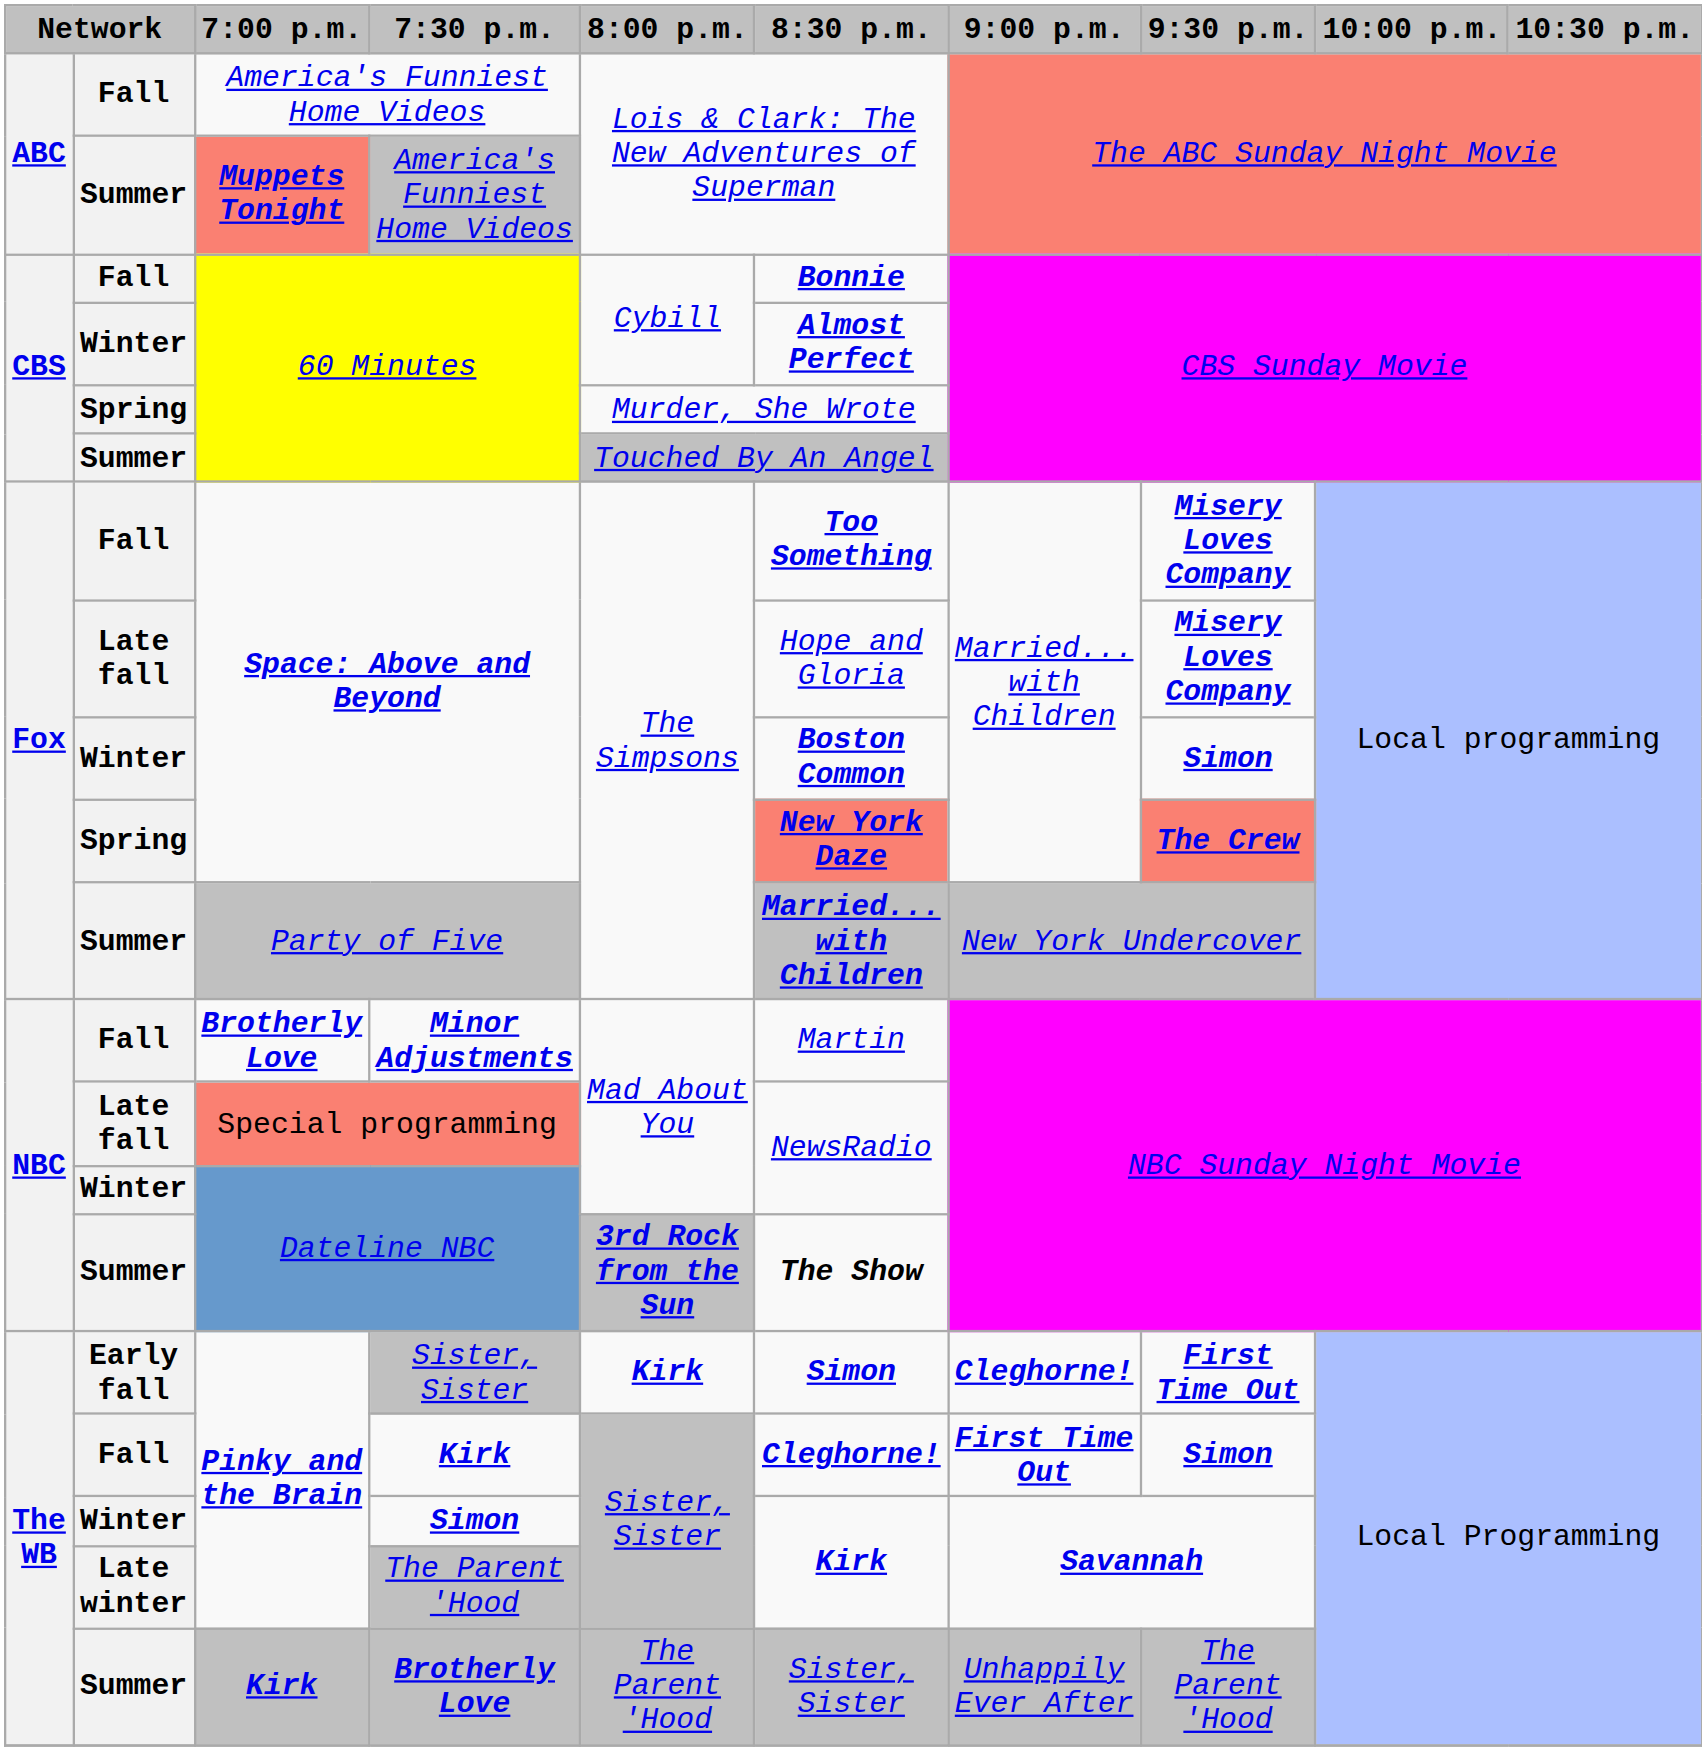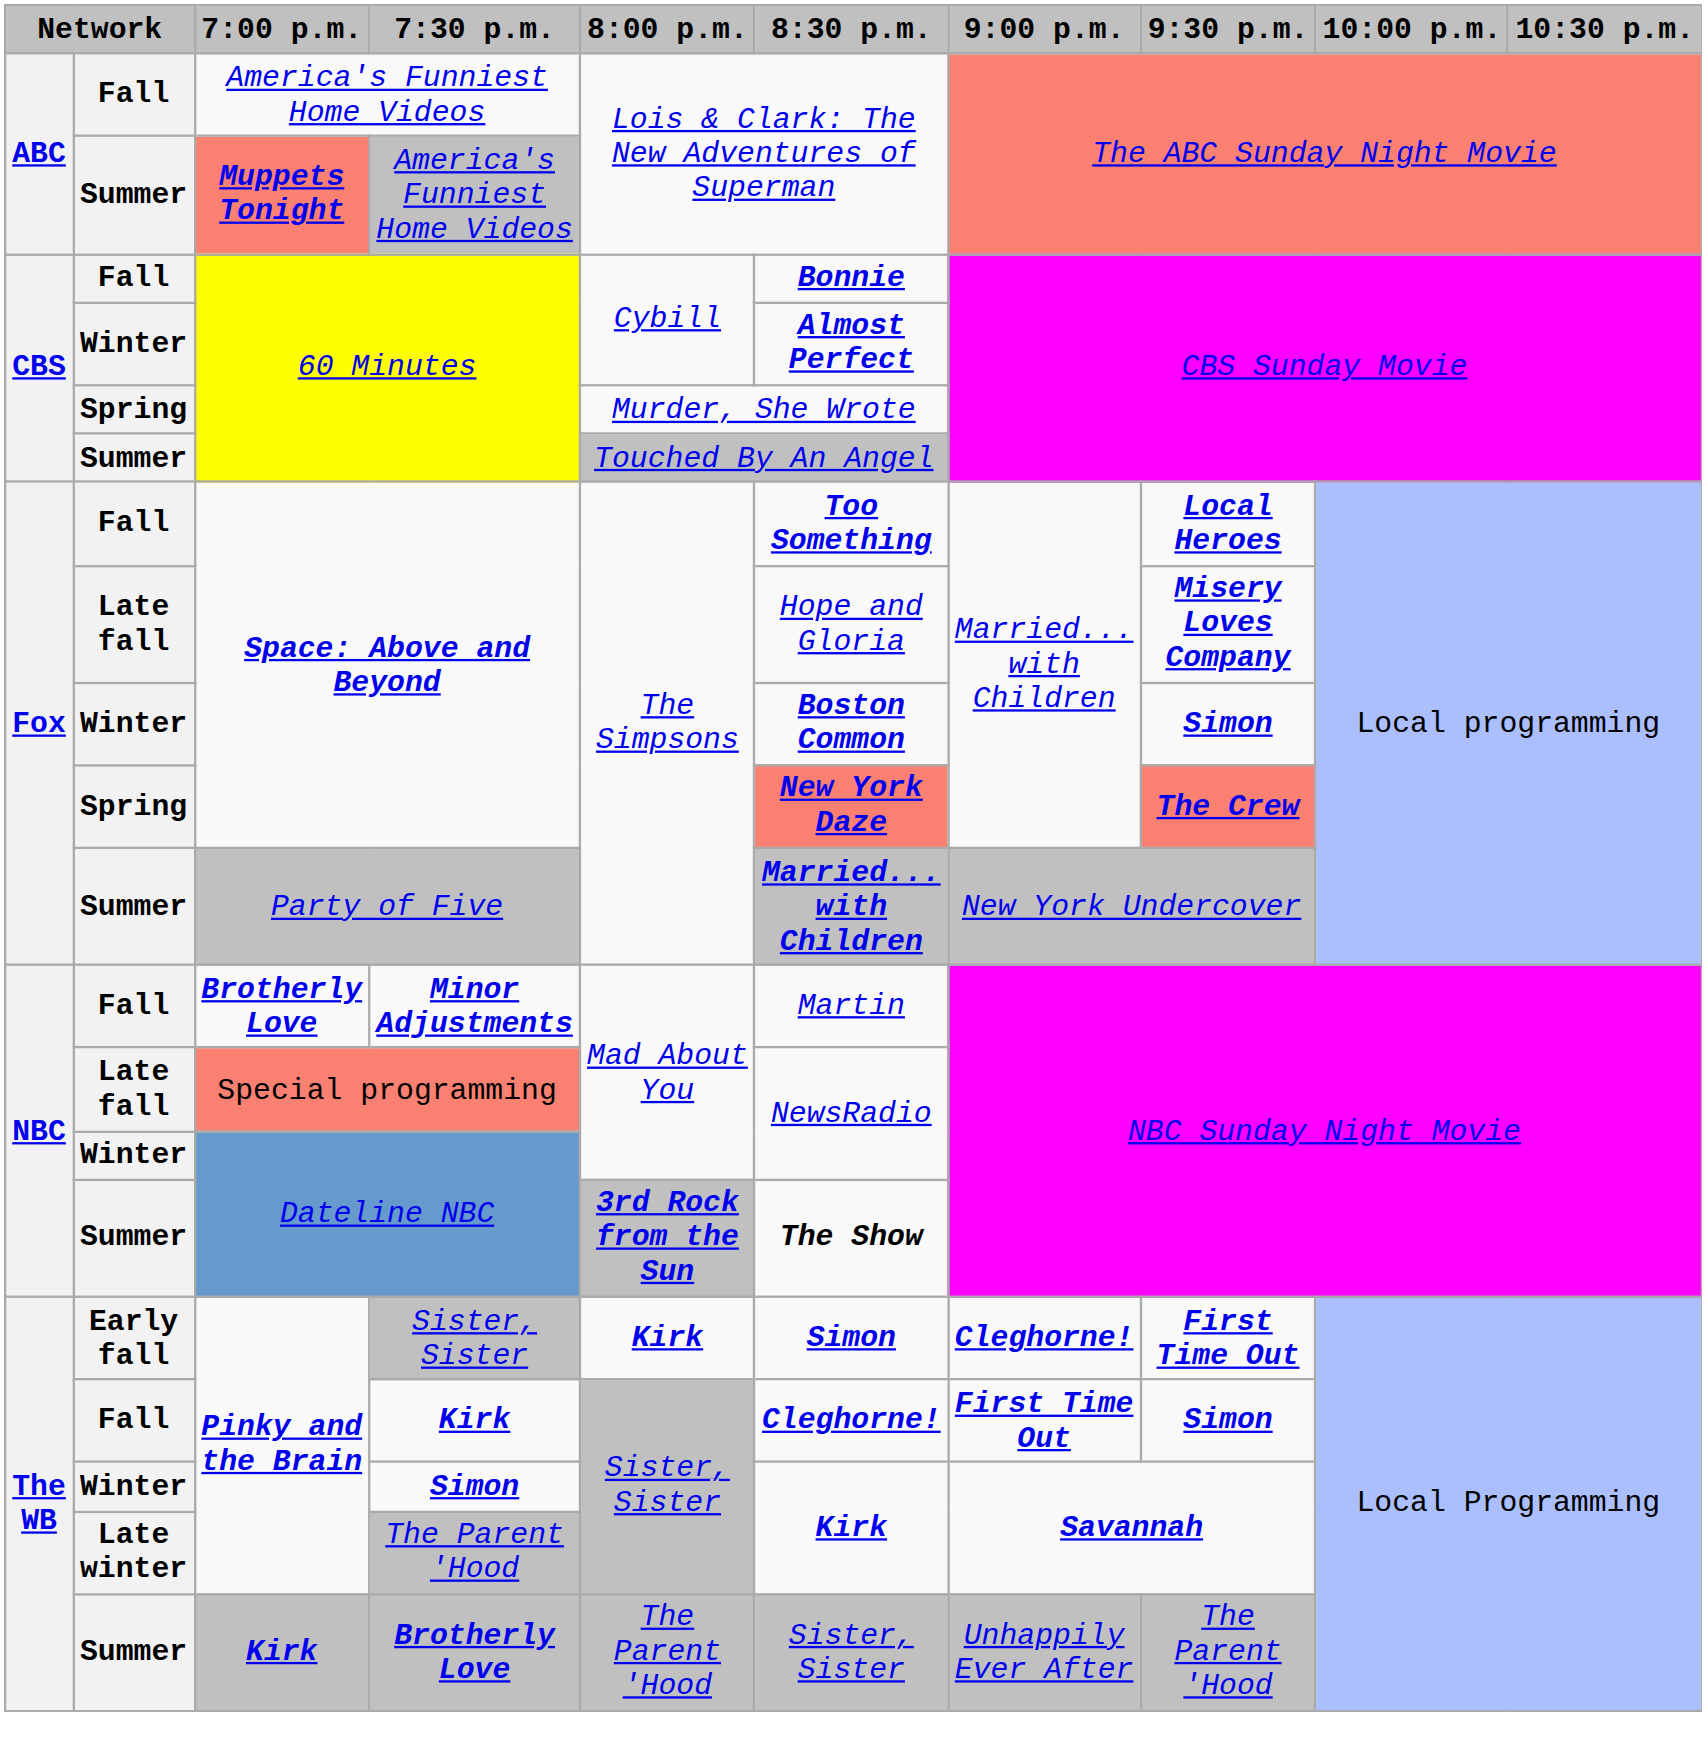(1228, 541) Misery Loves Company -> (1228, 524) Local Heroes
